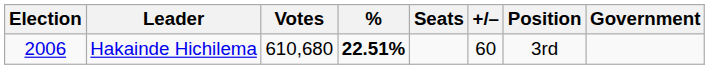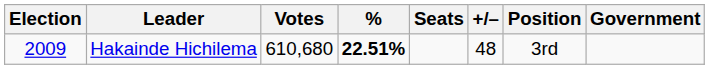(45, 49) 2006 -> (45, 49) 2009
(486, 49) 60 -> (486, 49) 48
